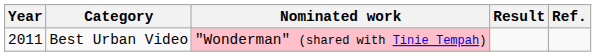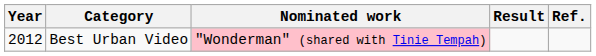(25, 40) 2011 -> (25, 40) 2012
